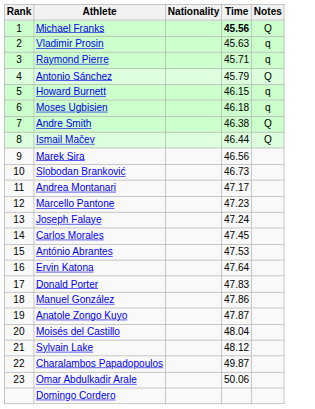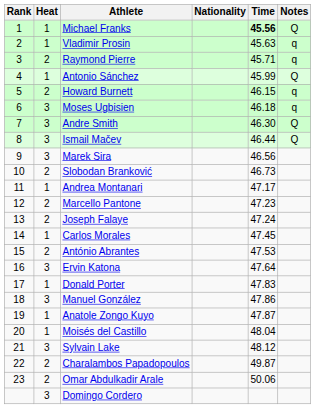+ column: (47, 12)
(237, 76) 45.79 -> (263, 76) 45.99
(237, 124) 46.38 -> (263, 124) 46.30
